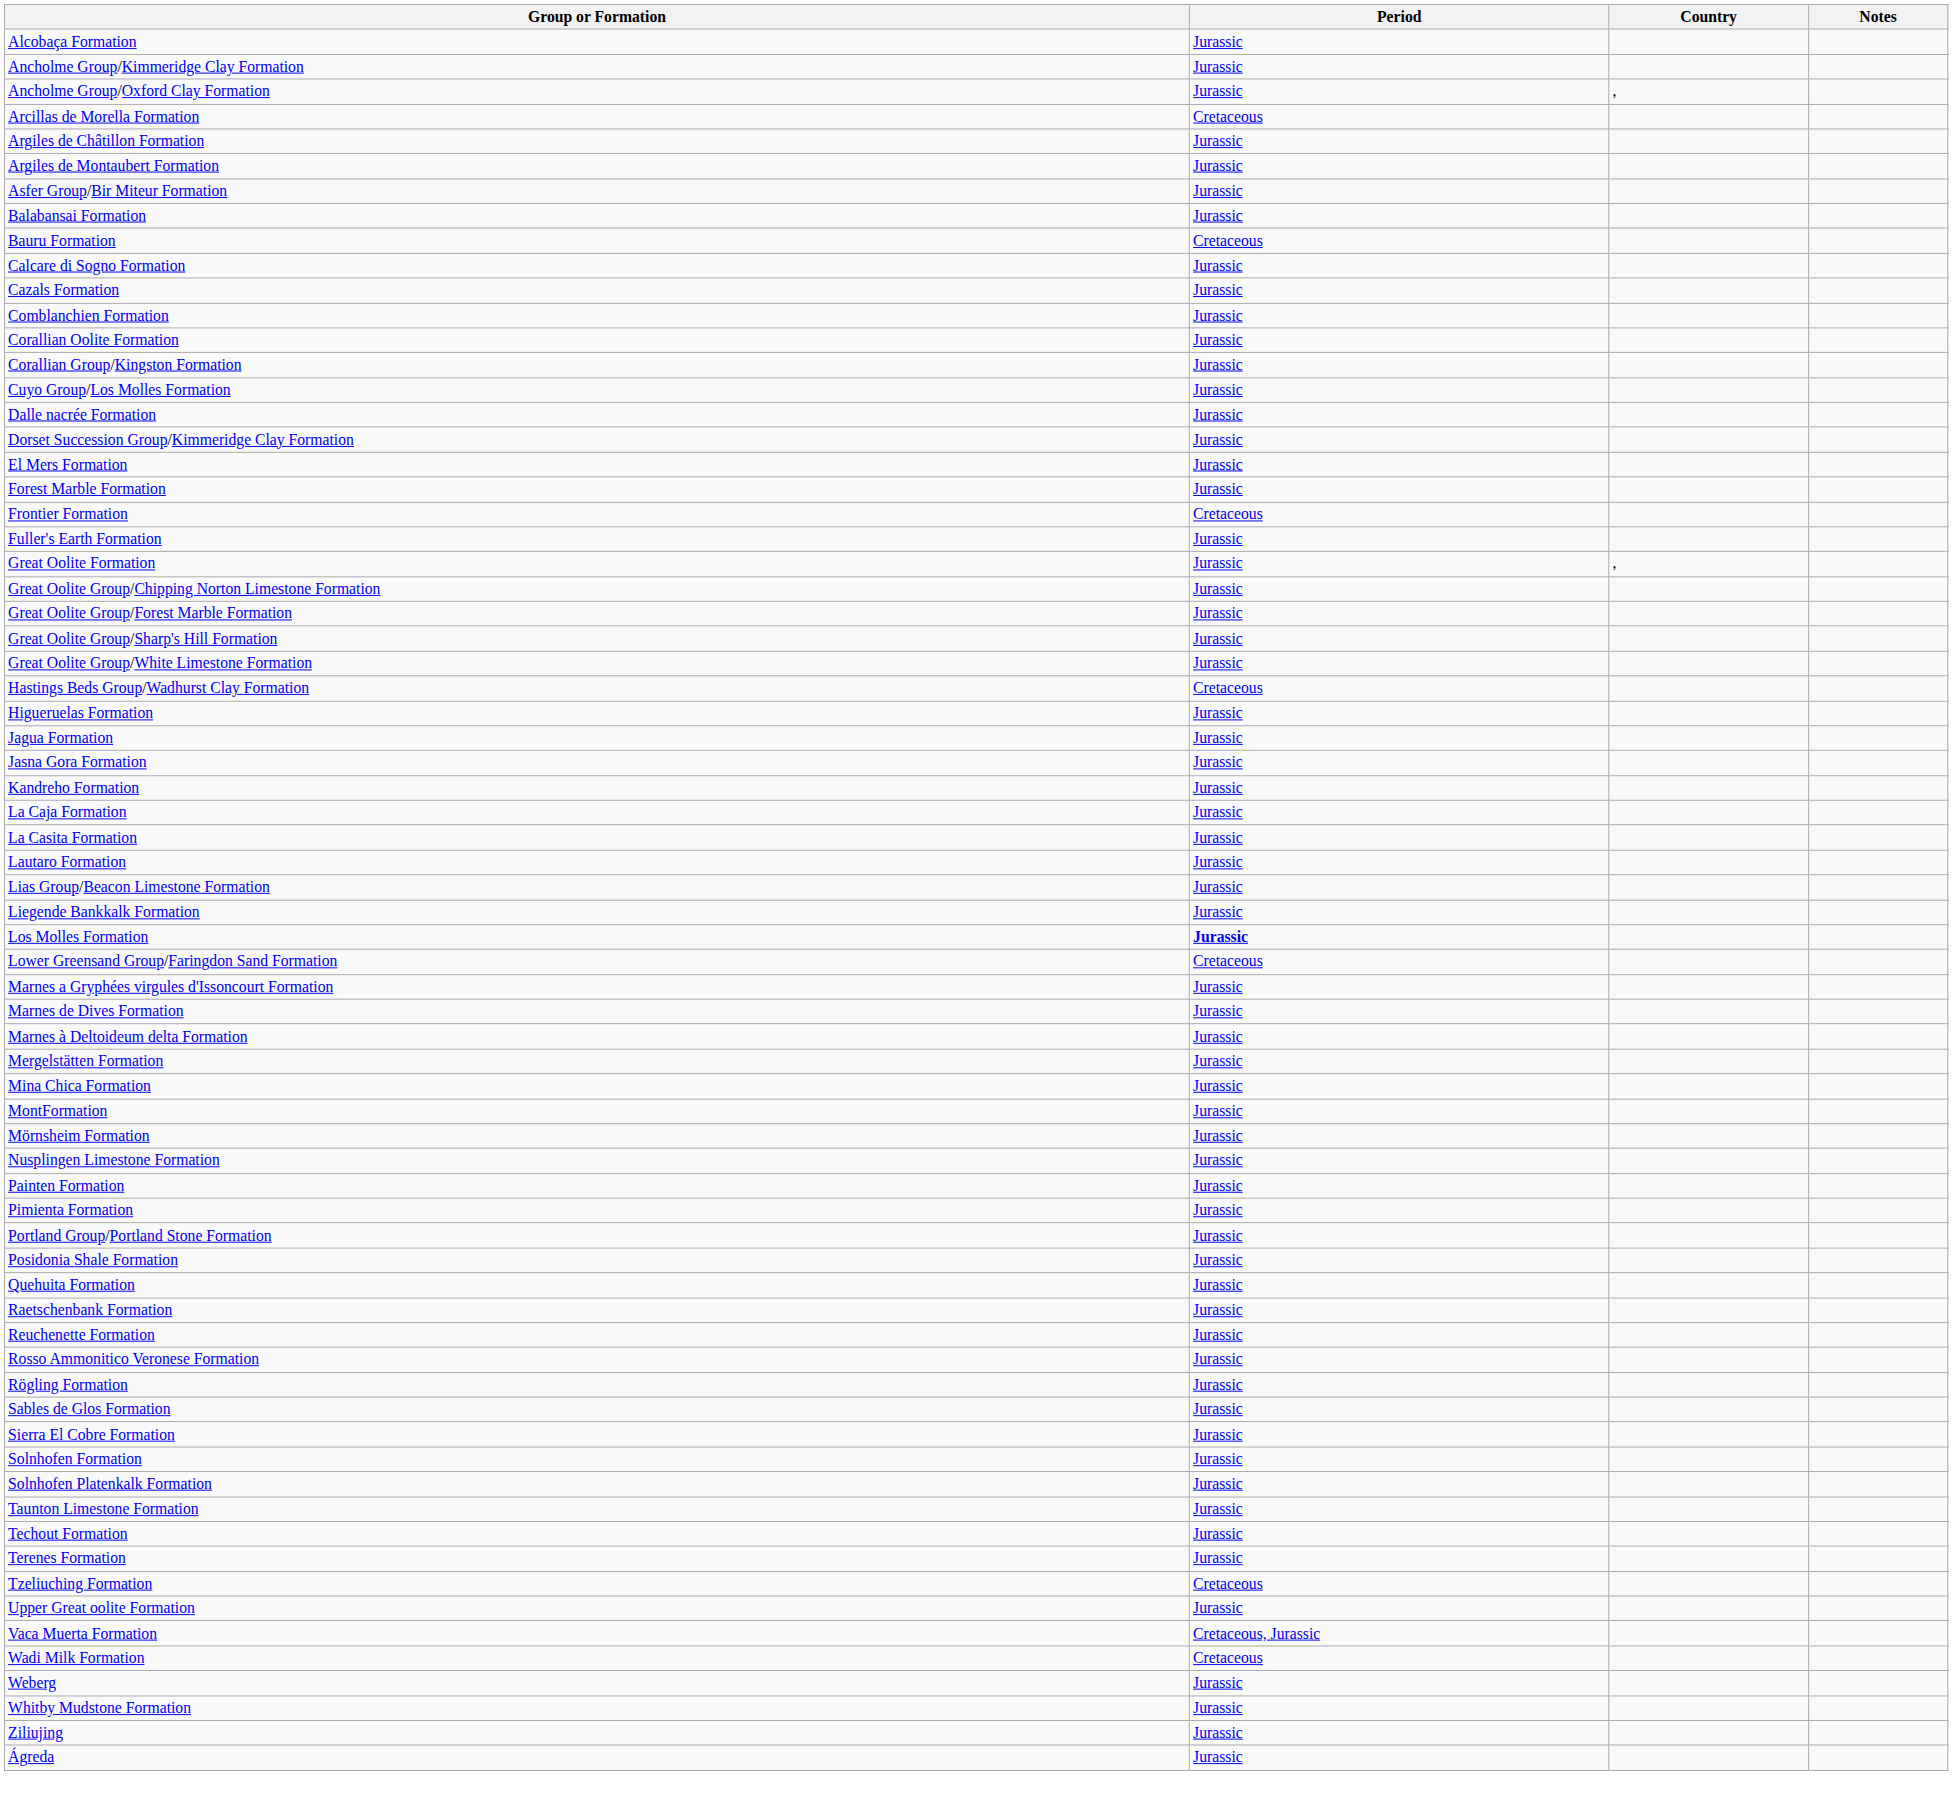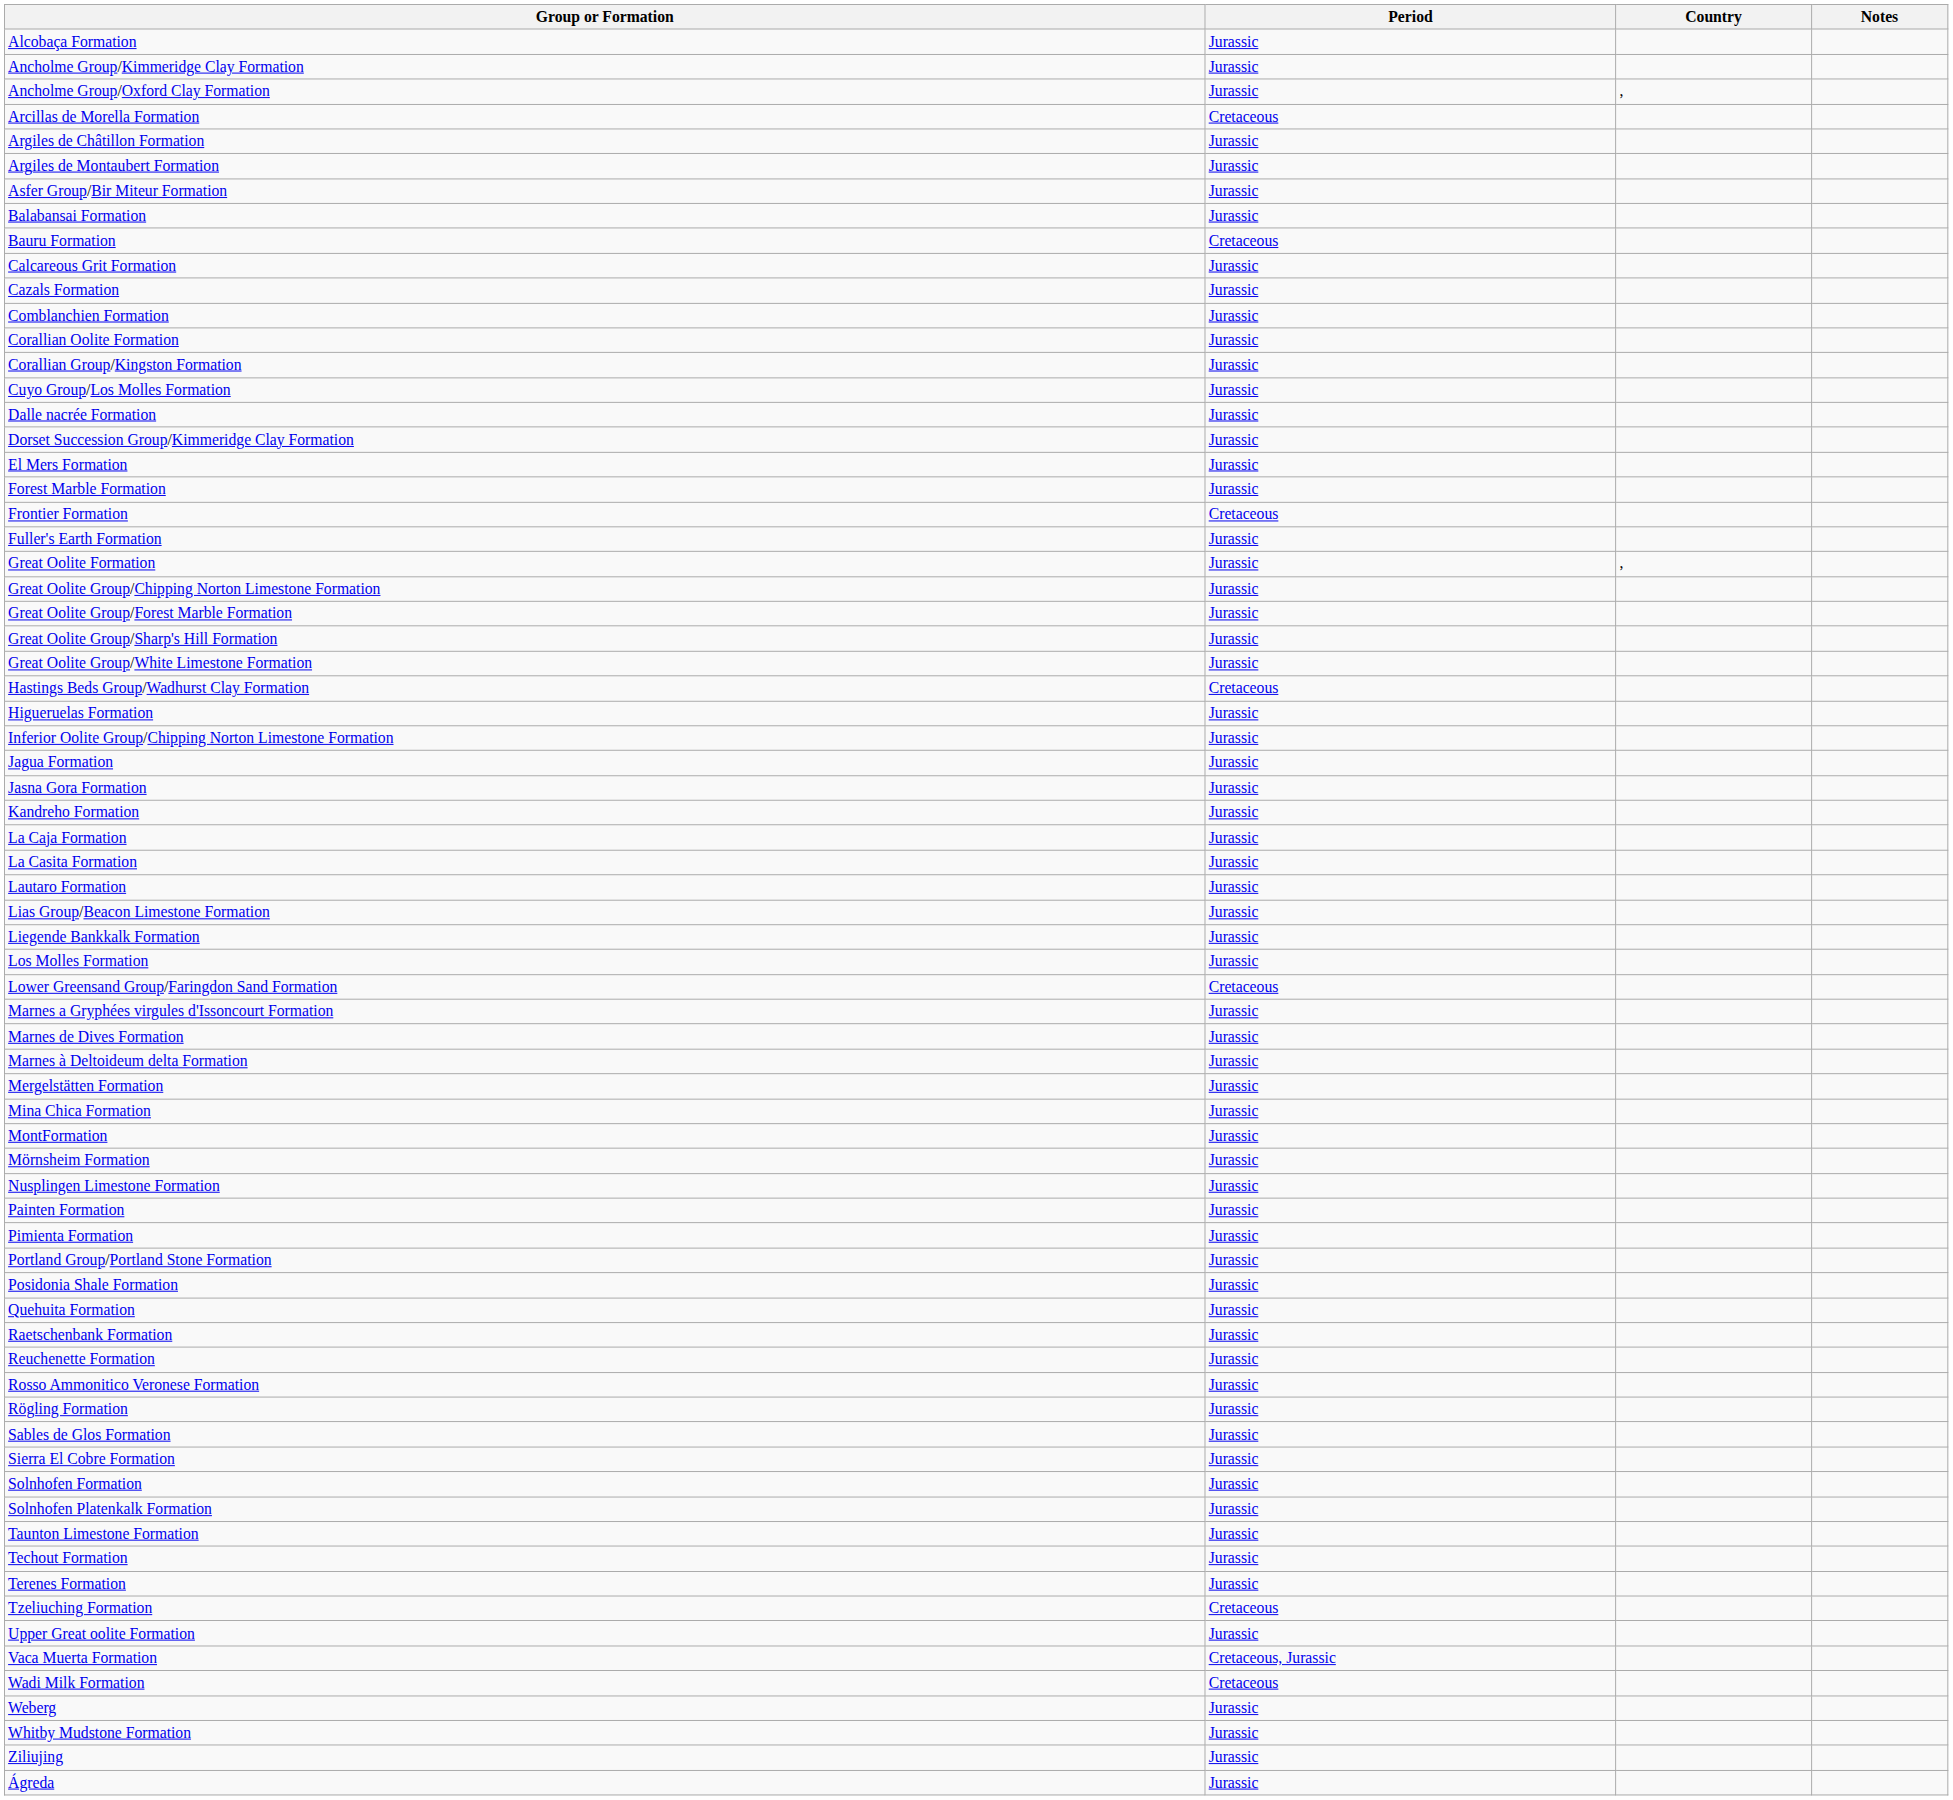- row: (97, 265)
+ row: (92, 265)
+ row: (201, 738)
(1221, 937) bold -> (1234, 961) normal
